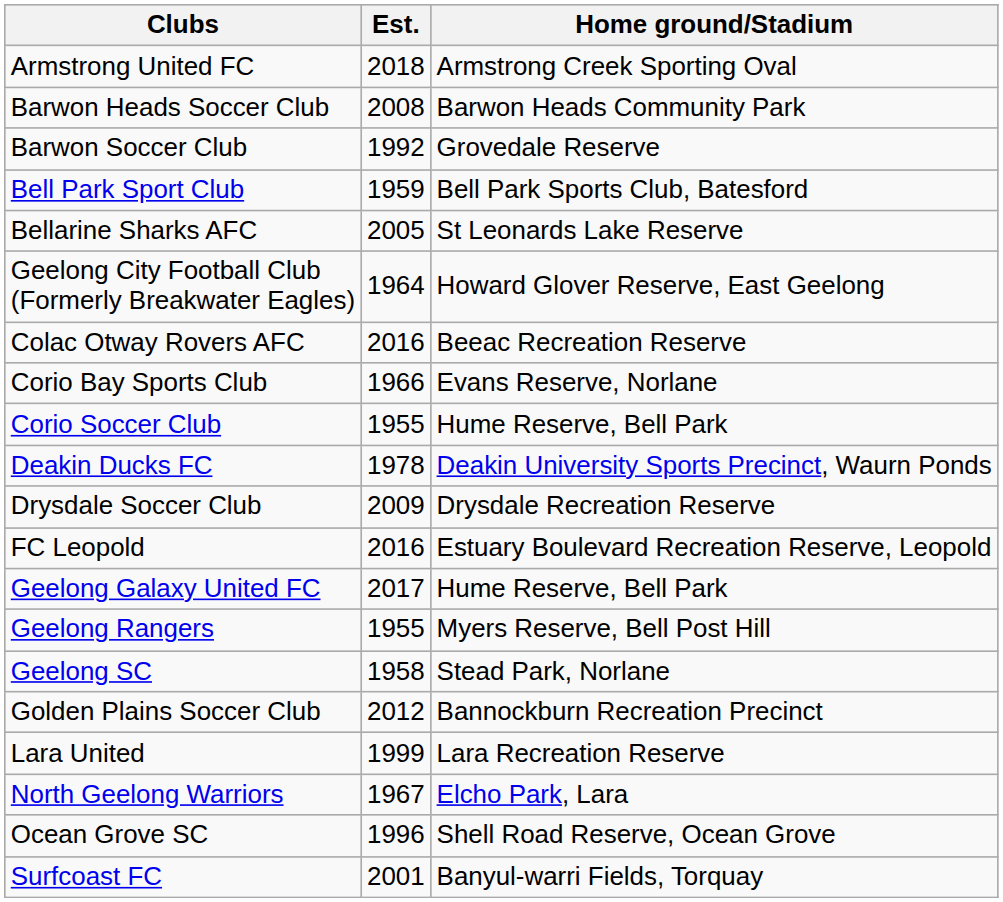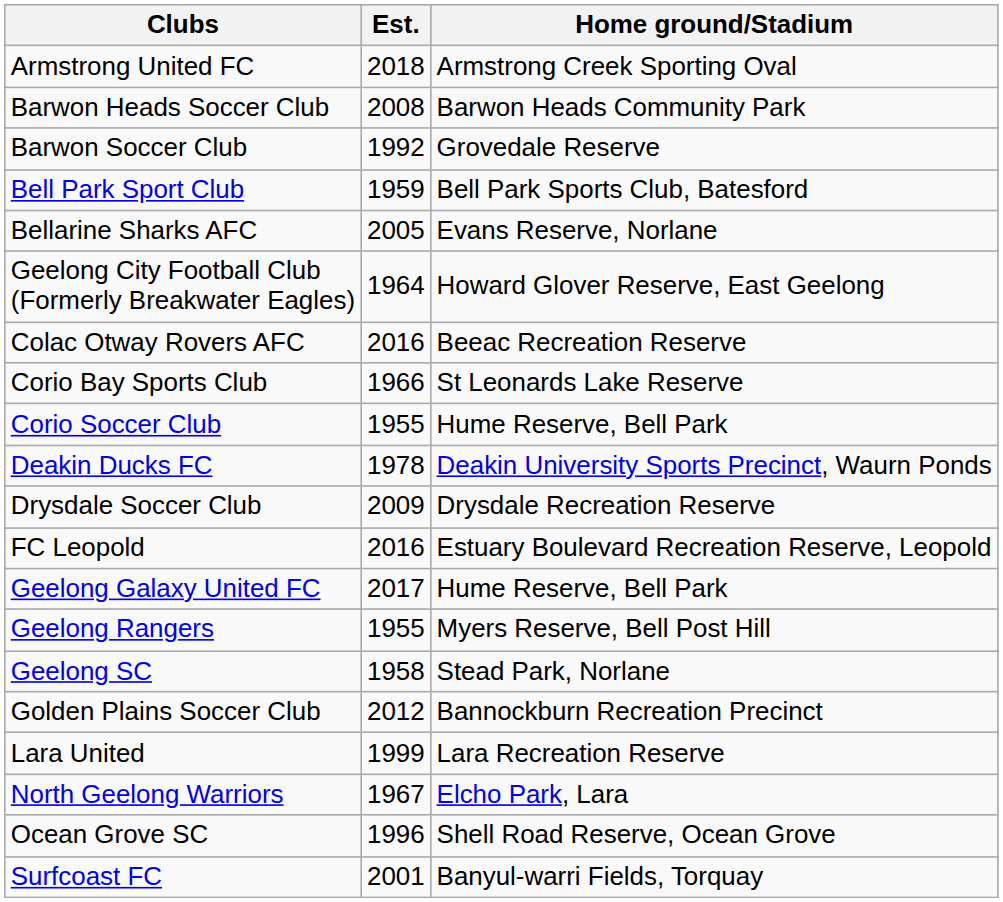(590, 230) St Leonards Lake Reserve -> (577, 230) Evans Reserve, Norlane
(577, 383) Evans Reserve, Norlane -> (590, 383) St Leonards Lake Reserve
